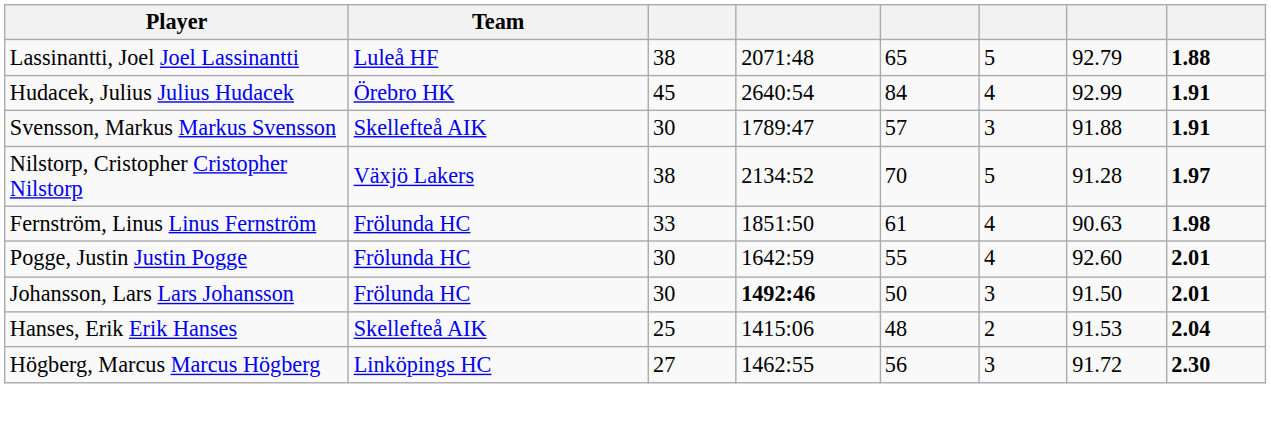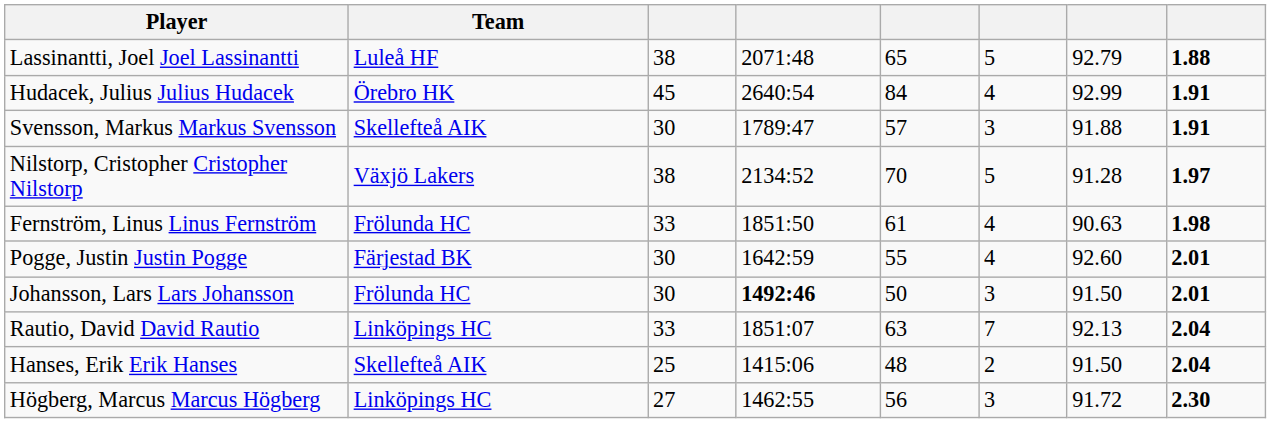(412, 258) Frölunda HC -> (413, 258) Färjestad BK
+ row: (135, 329)
(1097, 329) 91.53 -> (1097, 364) 91.50
